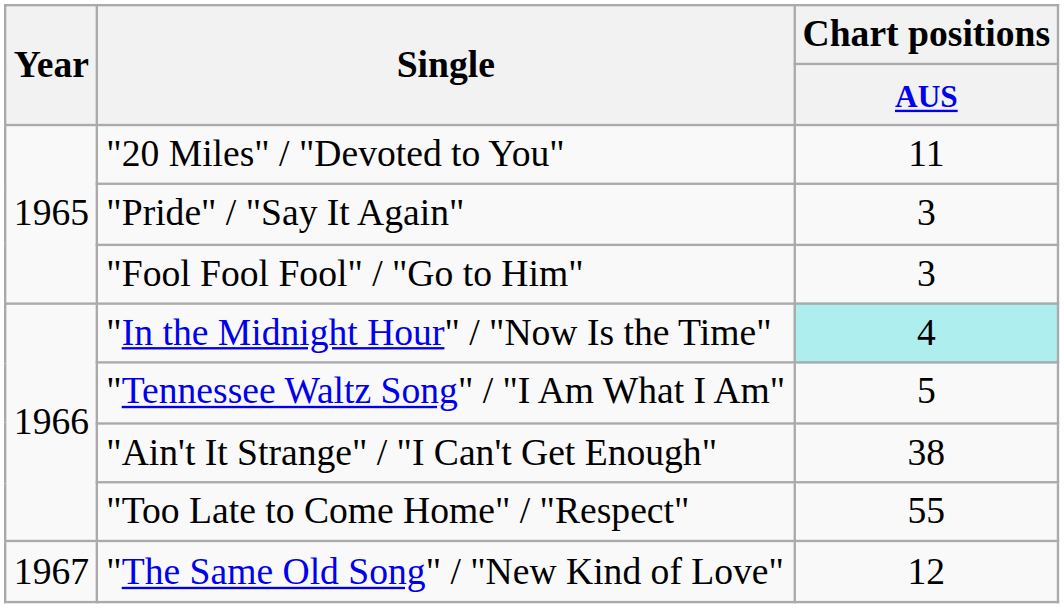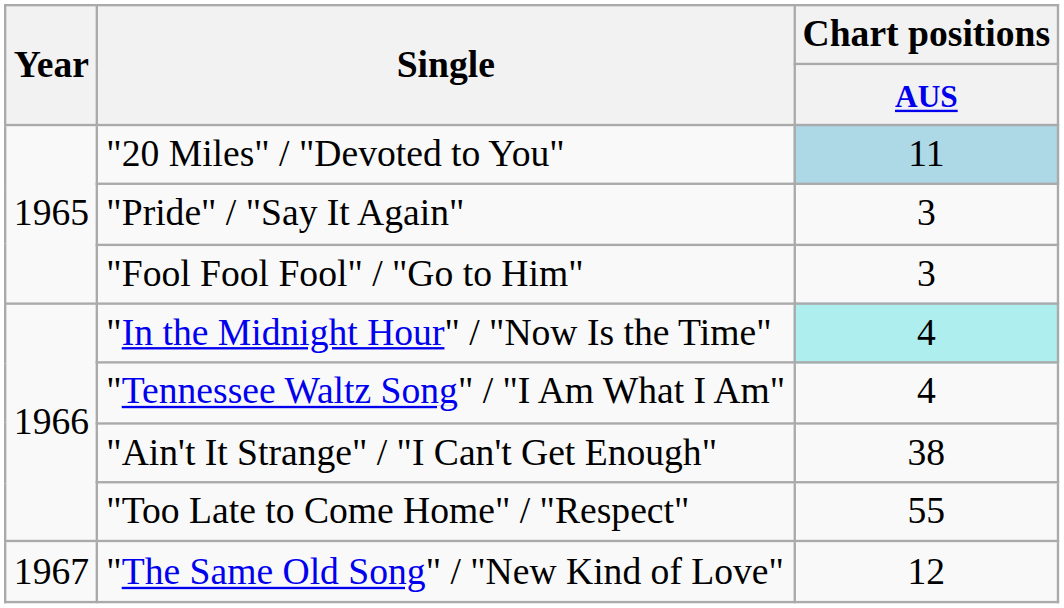(926, 153) no background -> (926, 153) lightblue background
(926, 392) 5 -> (926, 392) 4
